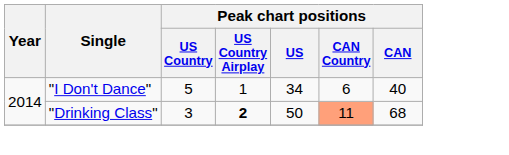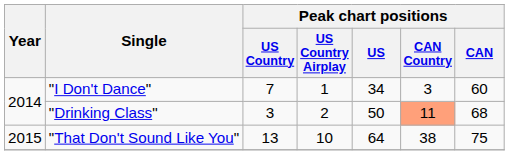(188, 89) 5 -> (270, 89) 7
(346, 89) 6 -> (428, 89) 3
(398, 89) 40 -> (479, 89) 60
(243, 113) bold -> (324, 113) normal
+ row: (144, 137)
